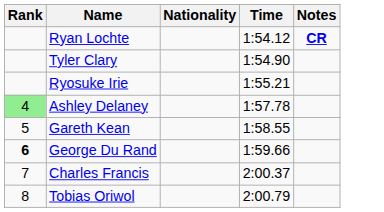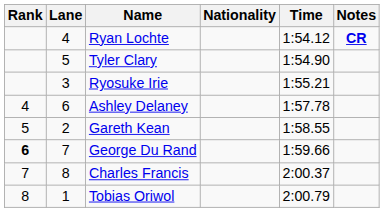+ column: (66, 15)
(25, 106) lightgreen background -> (25, 106) no background
